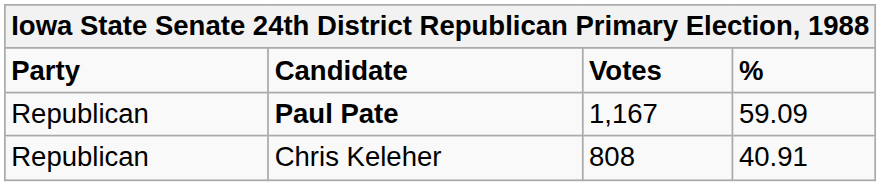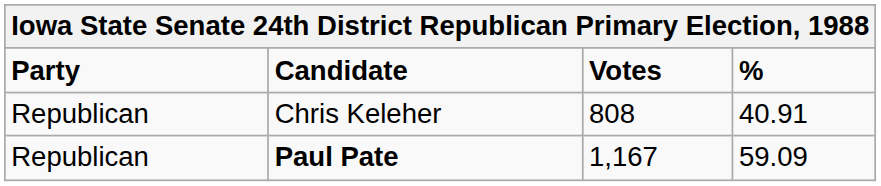rows swapped: (337, 113) <-> (358, 157)
